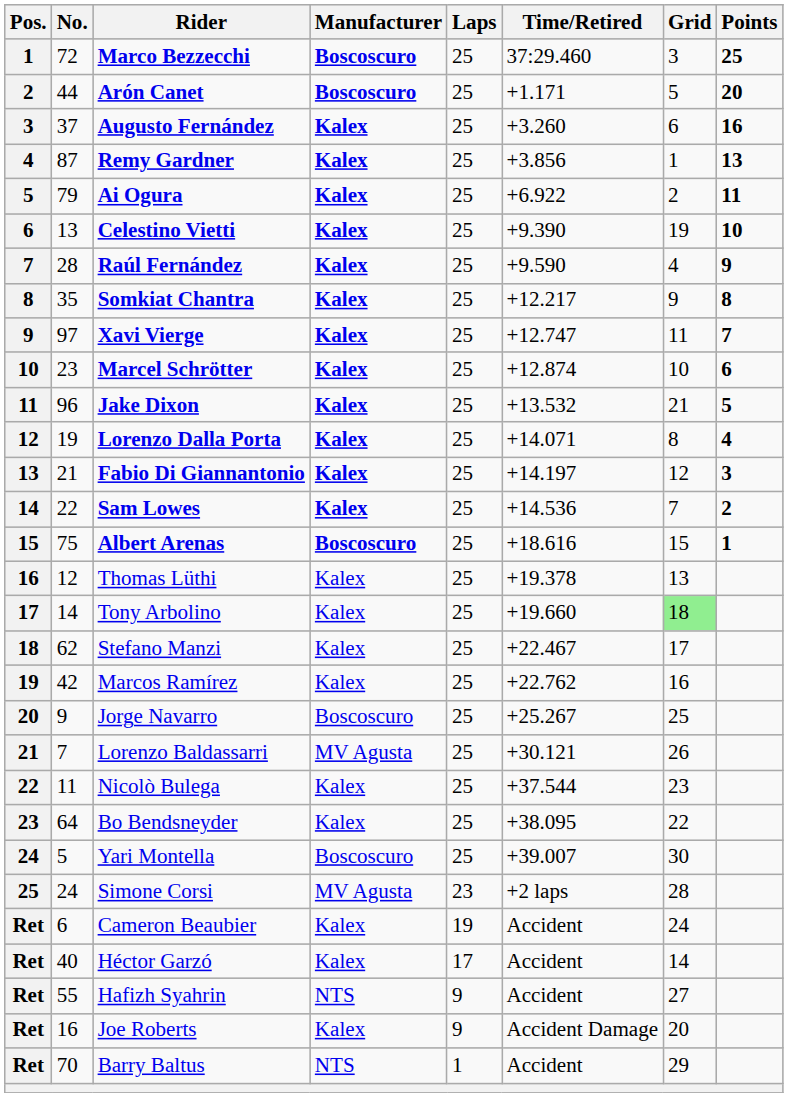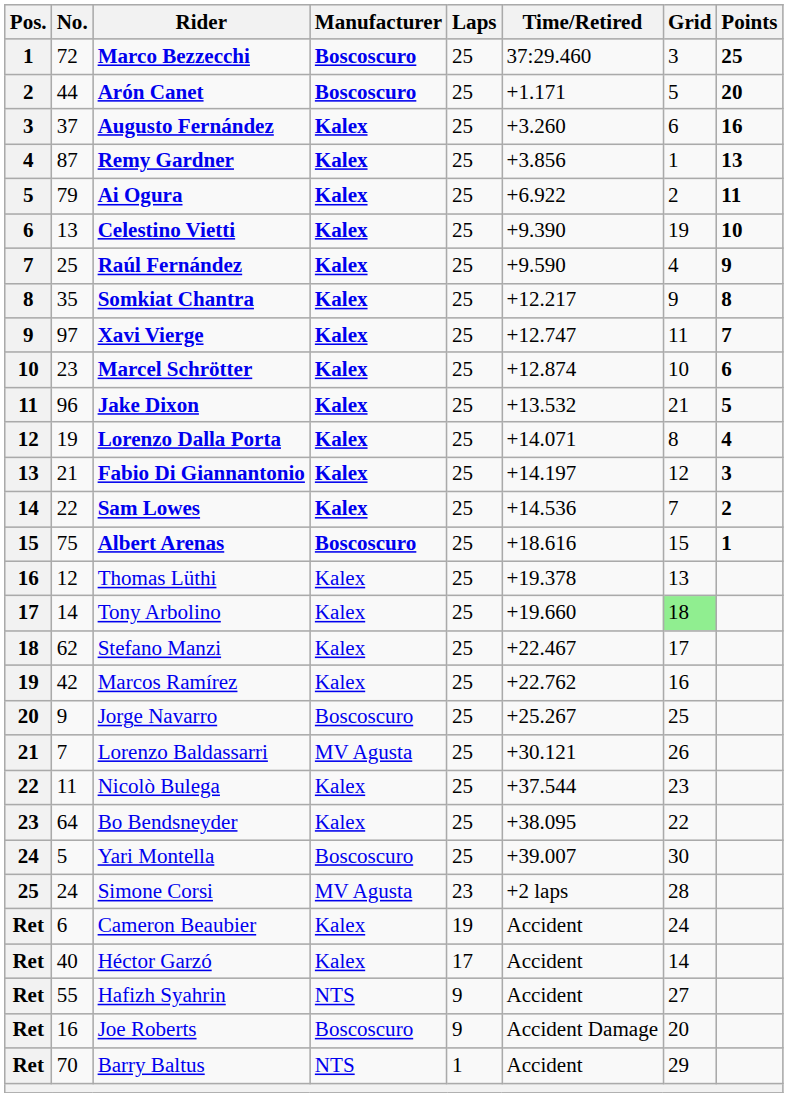(67, 264) 28 -> (67, 264) 25
(340, 1030) Kalex -> (364, 1030) Boscoscuro
